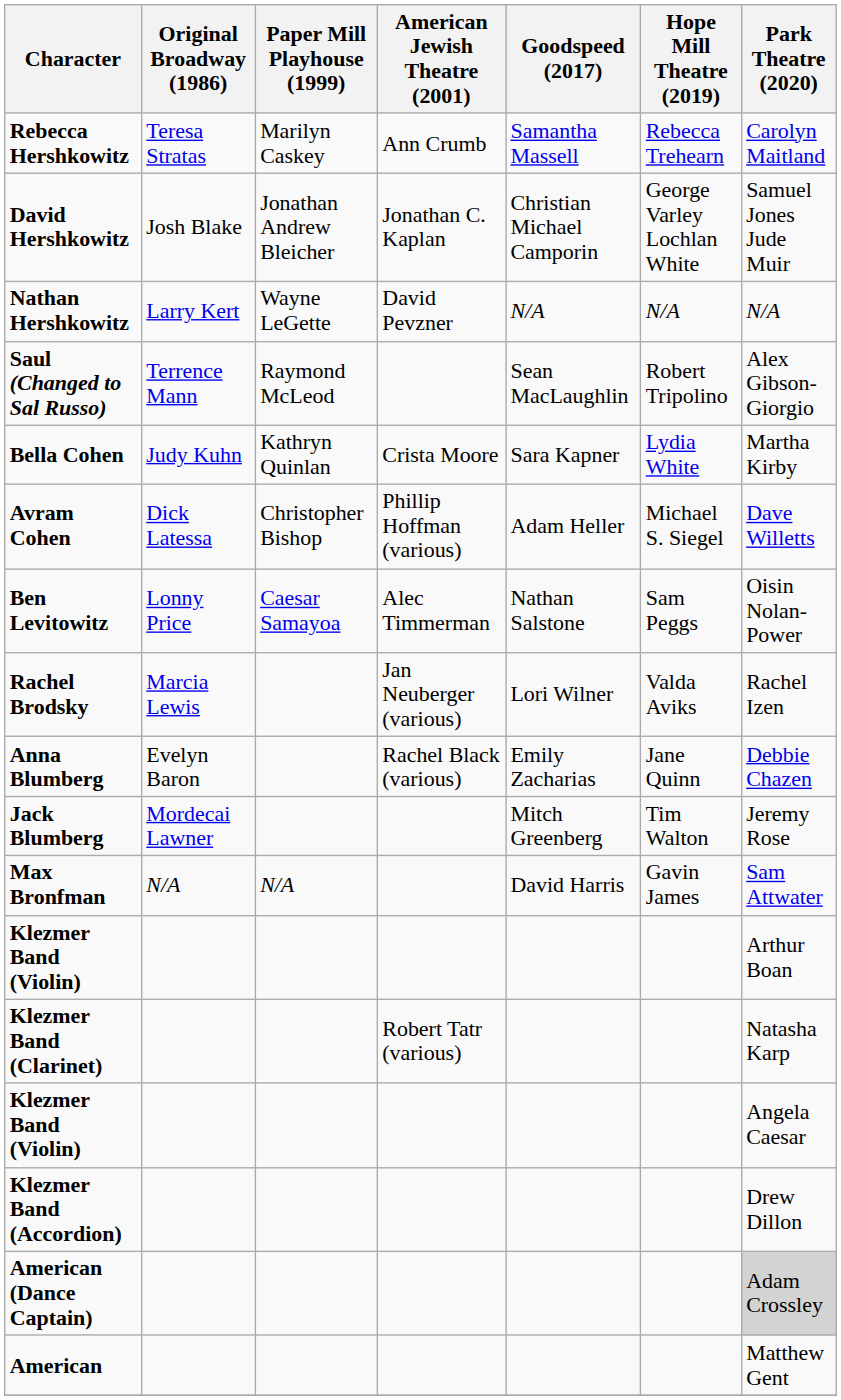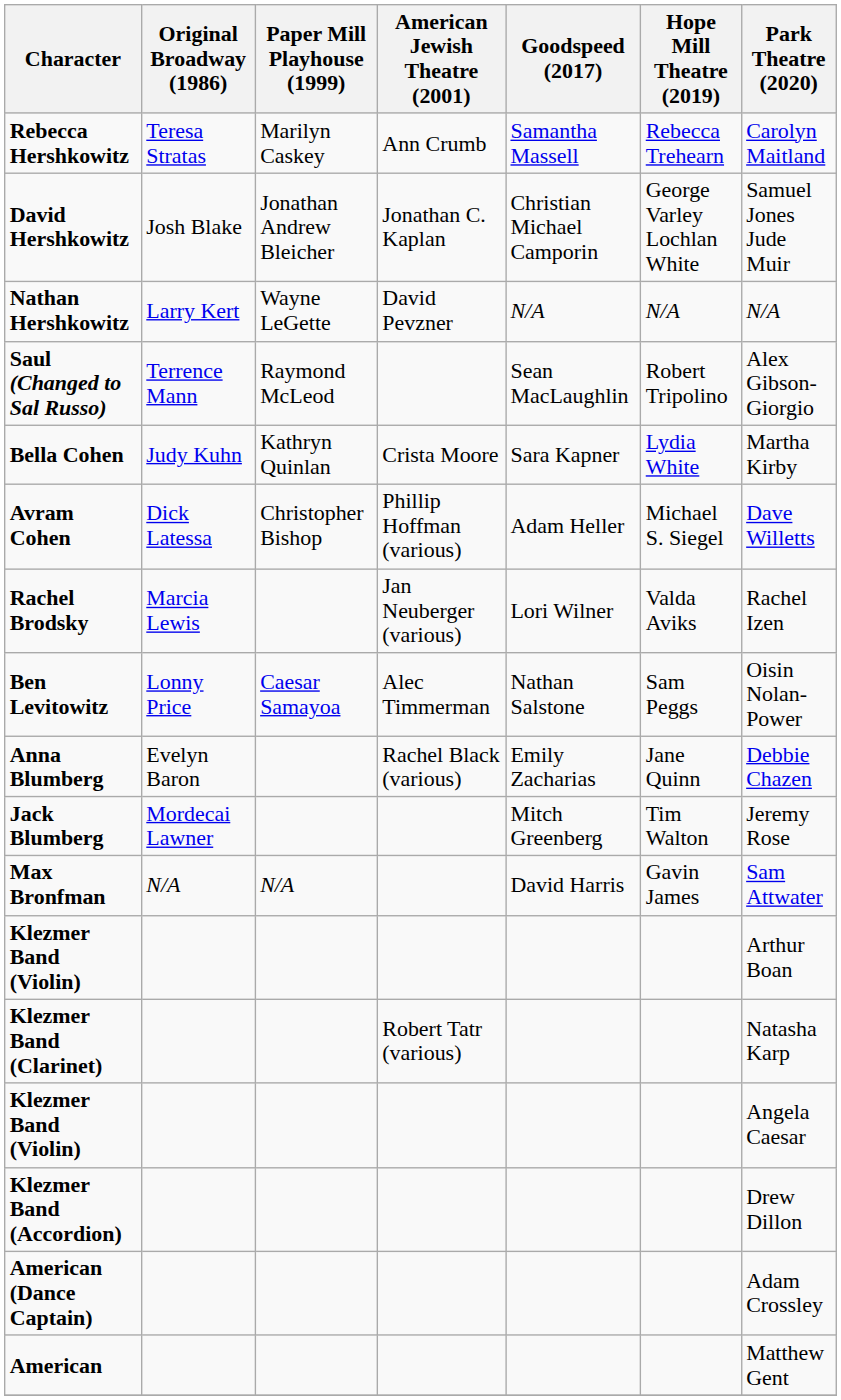rows swapped: (59, 610) <-> (49, 694)
(785, 1293) lightgrey background -> (785, 1293) no background
